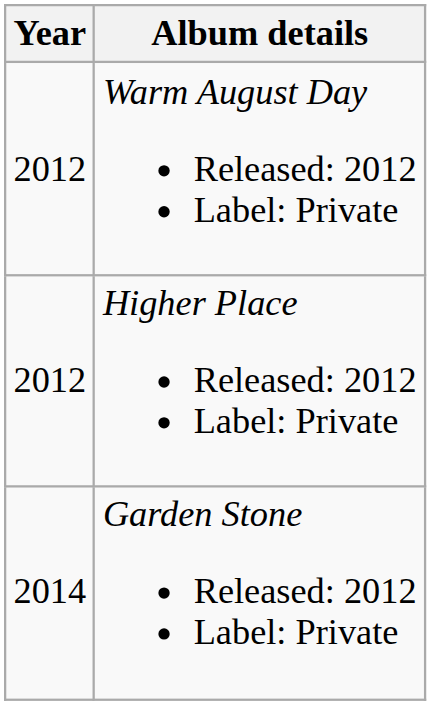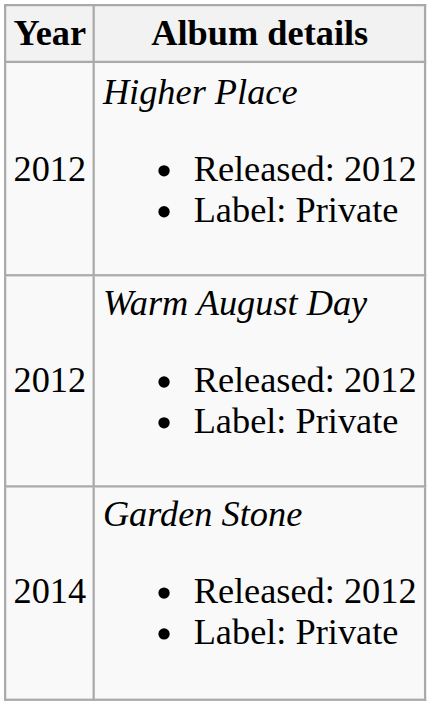rows swapped: (260, 151) <-> (260, 363)
